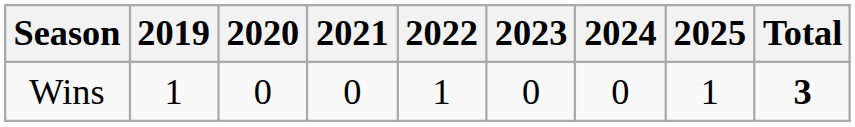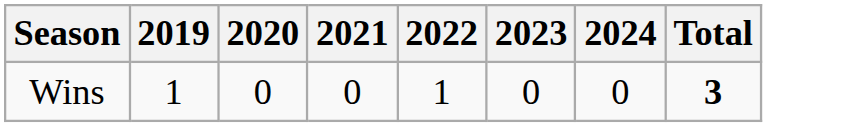- column: (710, 33)
